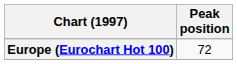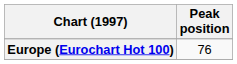(205, 49) 72 -> (205, 49) 76
